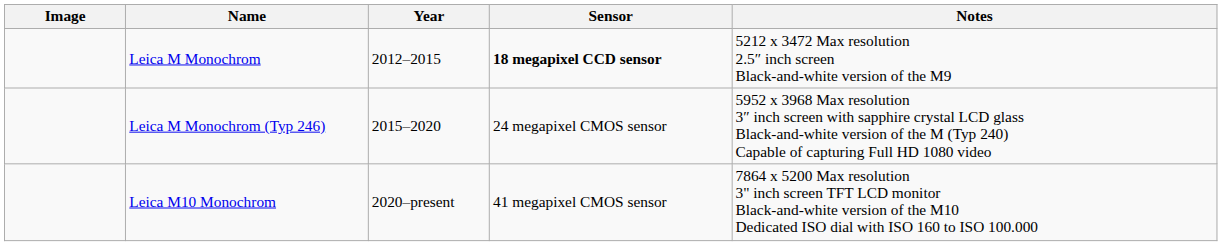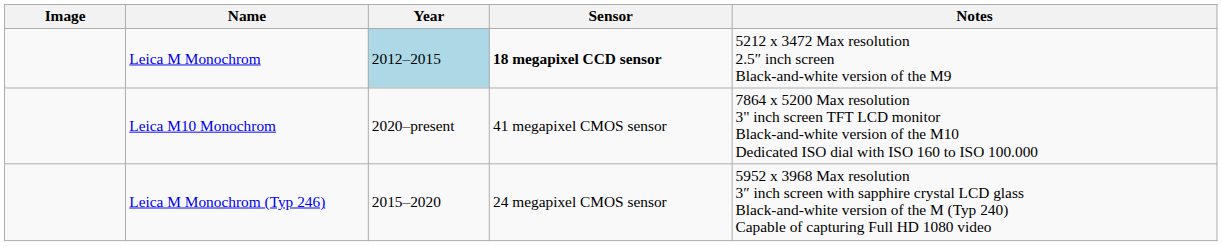(406, 58) no background -> (406, 58) lightblue background
rows swapped: (227, 125) <-> (203, 202)
